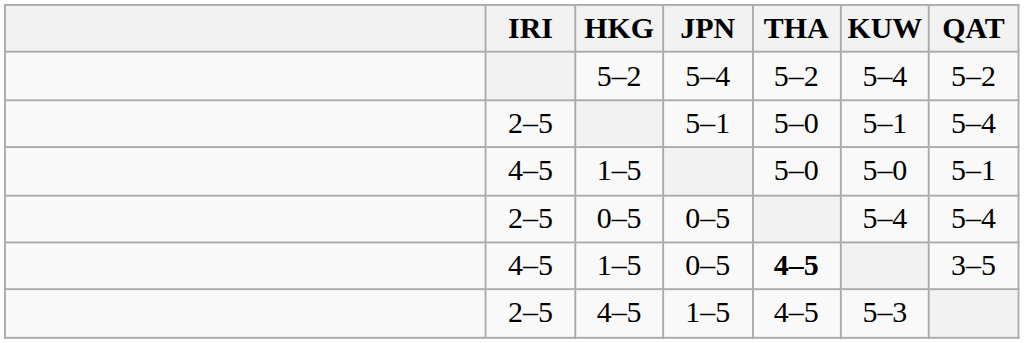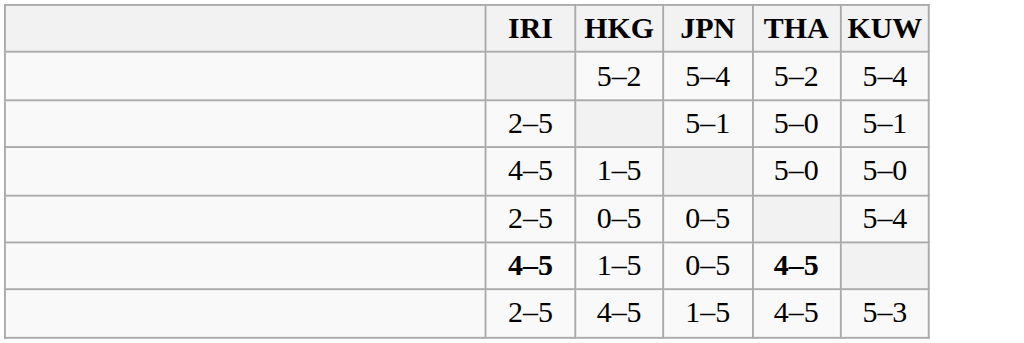- column: (973, 28)
(531, 265) normal -> (531, 265) bold
